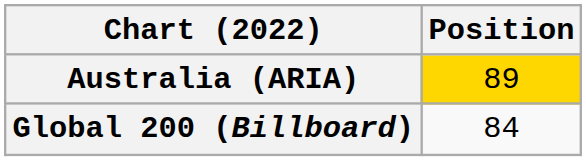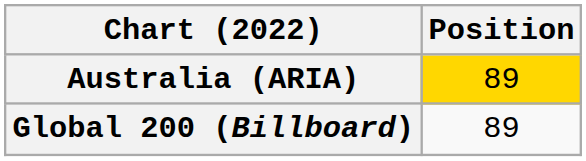(502, 129) 84 -> (502, 129) 89
